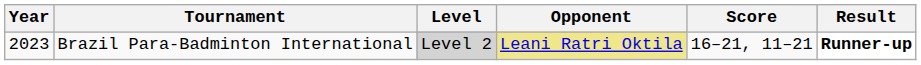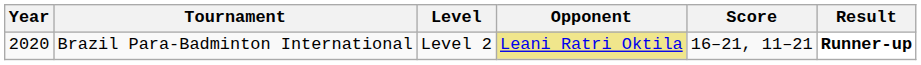(29, 46) 2023 -> (29, 46) 2020
(456, 46) lightgrey background -> (456, 46) no background
